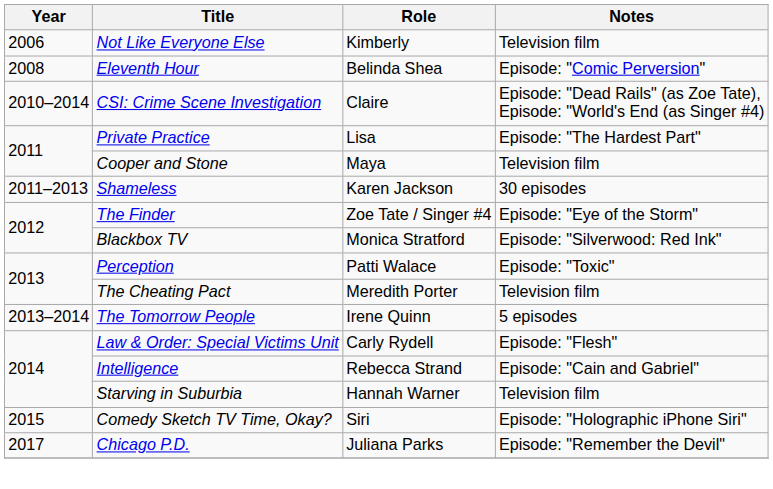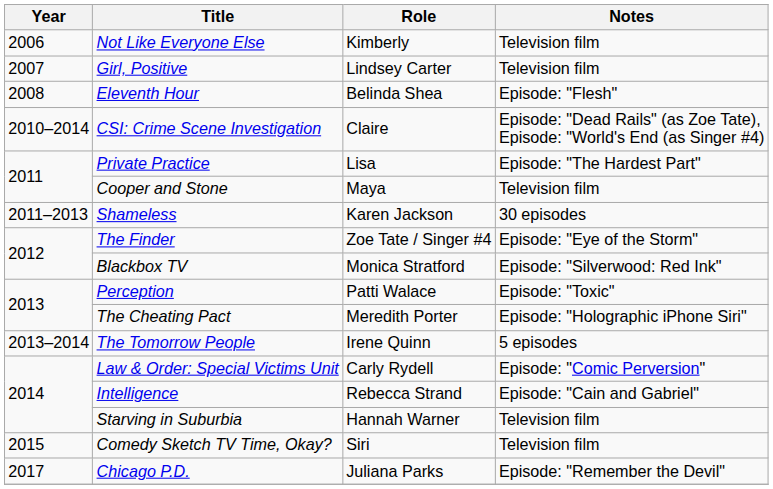+ row: (142, 68)
(602, 68) Episode: "Comic Perversion" -> (558, 94) Episode: "Flesh"
(549, 291) Television film -> (623, 317) Episode: "Holographic iPhone Siri"
(558, 343) Episode: "Flesh" -> (602, 368) Episode: "Comic Perversion"
(623, 419) Episode: "Holographic iPhone Siri" -> (549, 445) Television film
